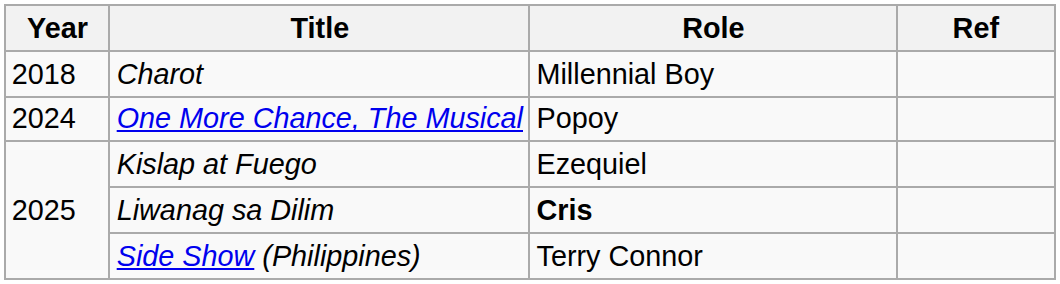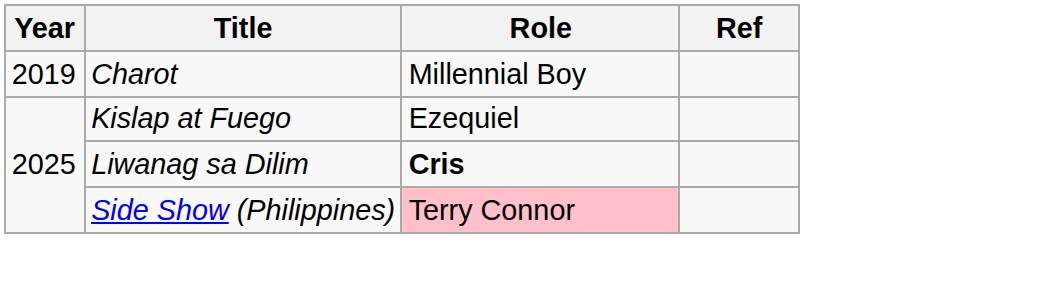(44, 74) 2018 -> (44, 74) 2019
- row: (320, 119)
(620, 256) no background -> (492, 210) pink background
